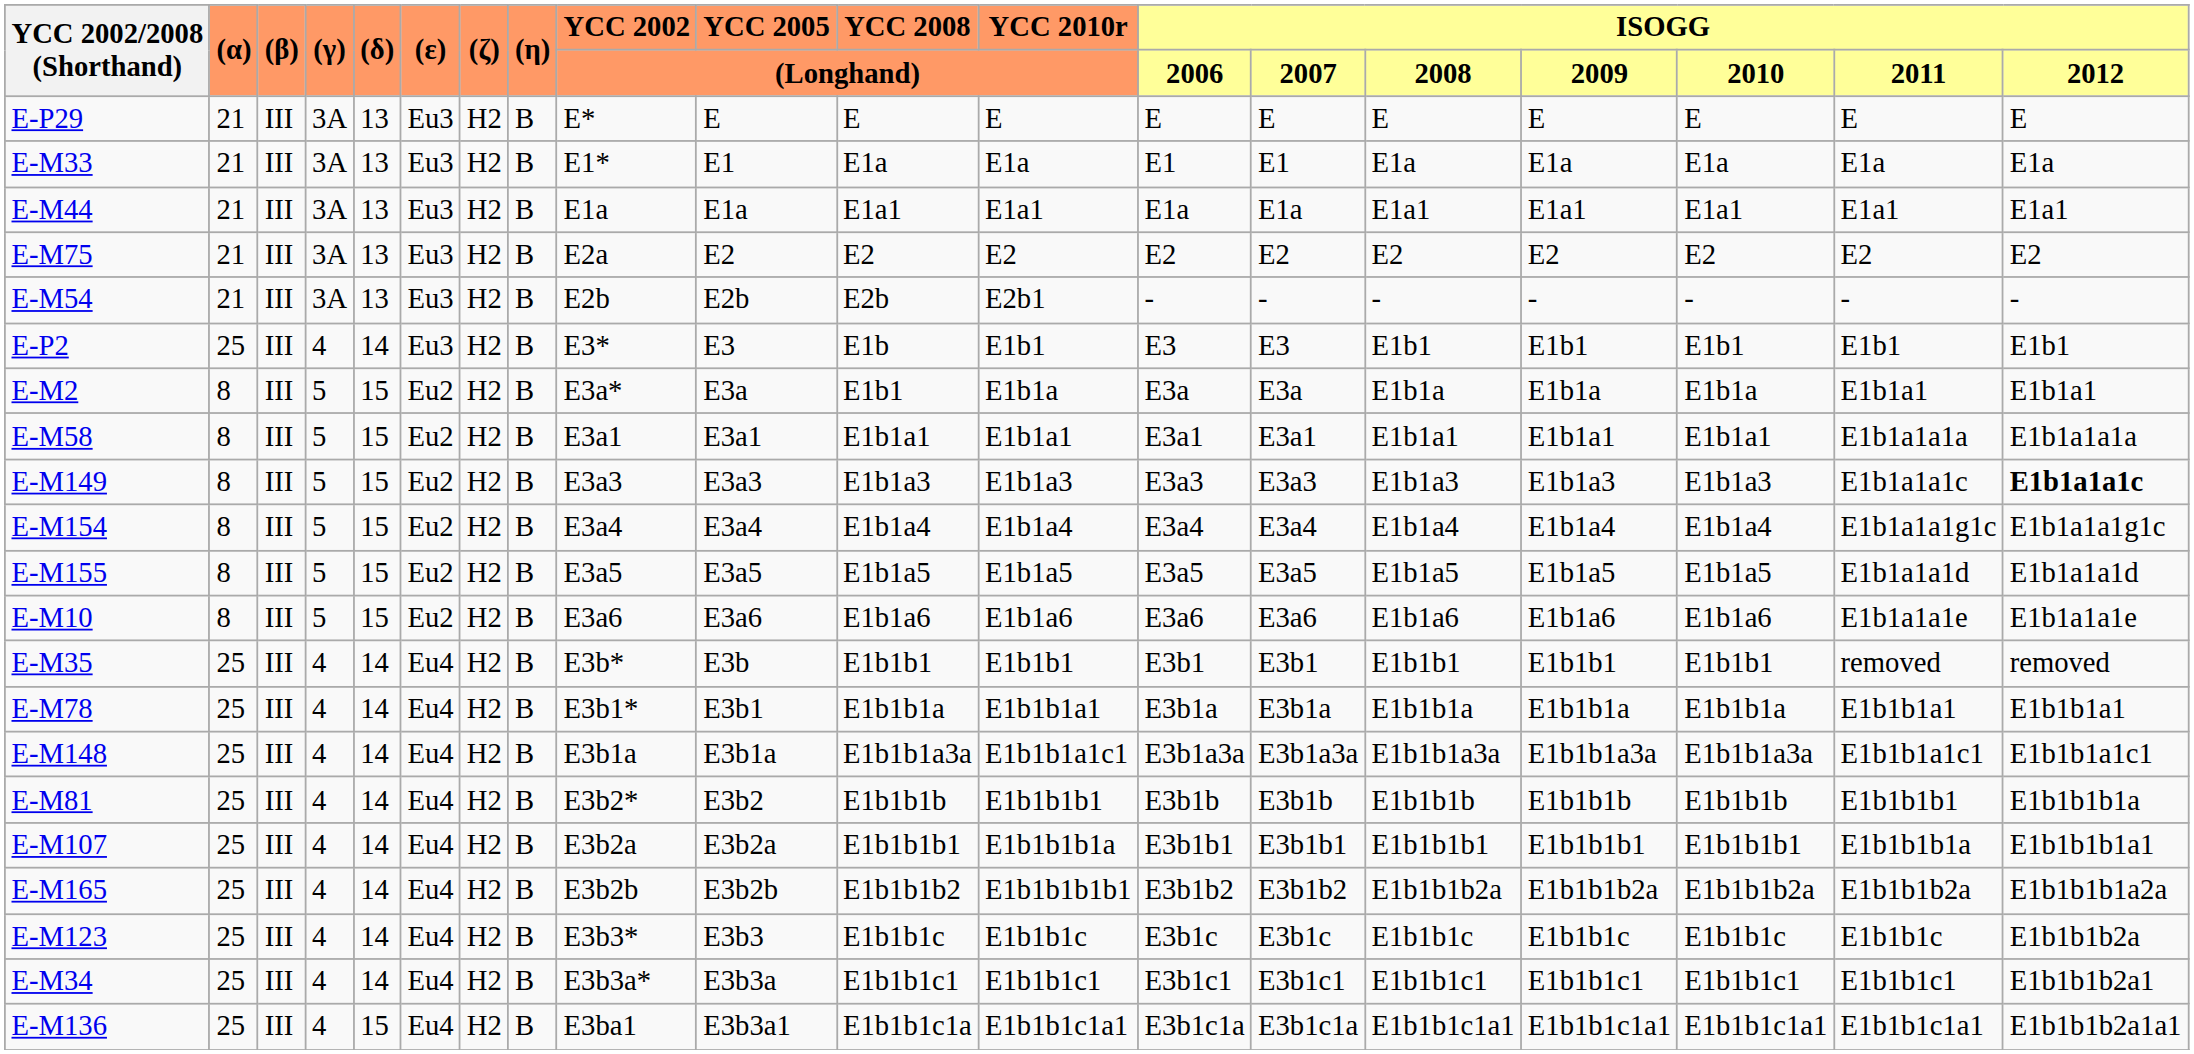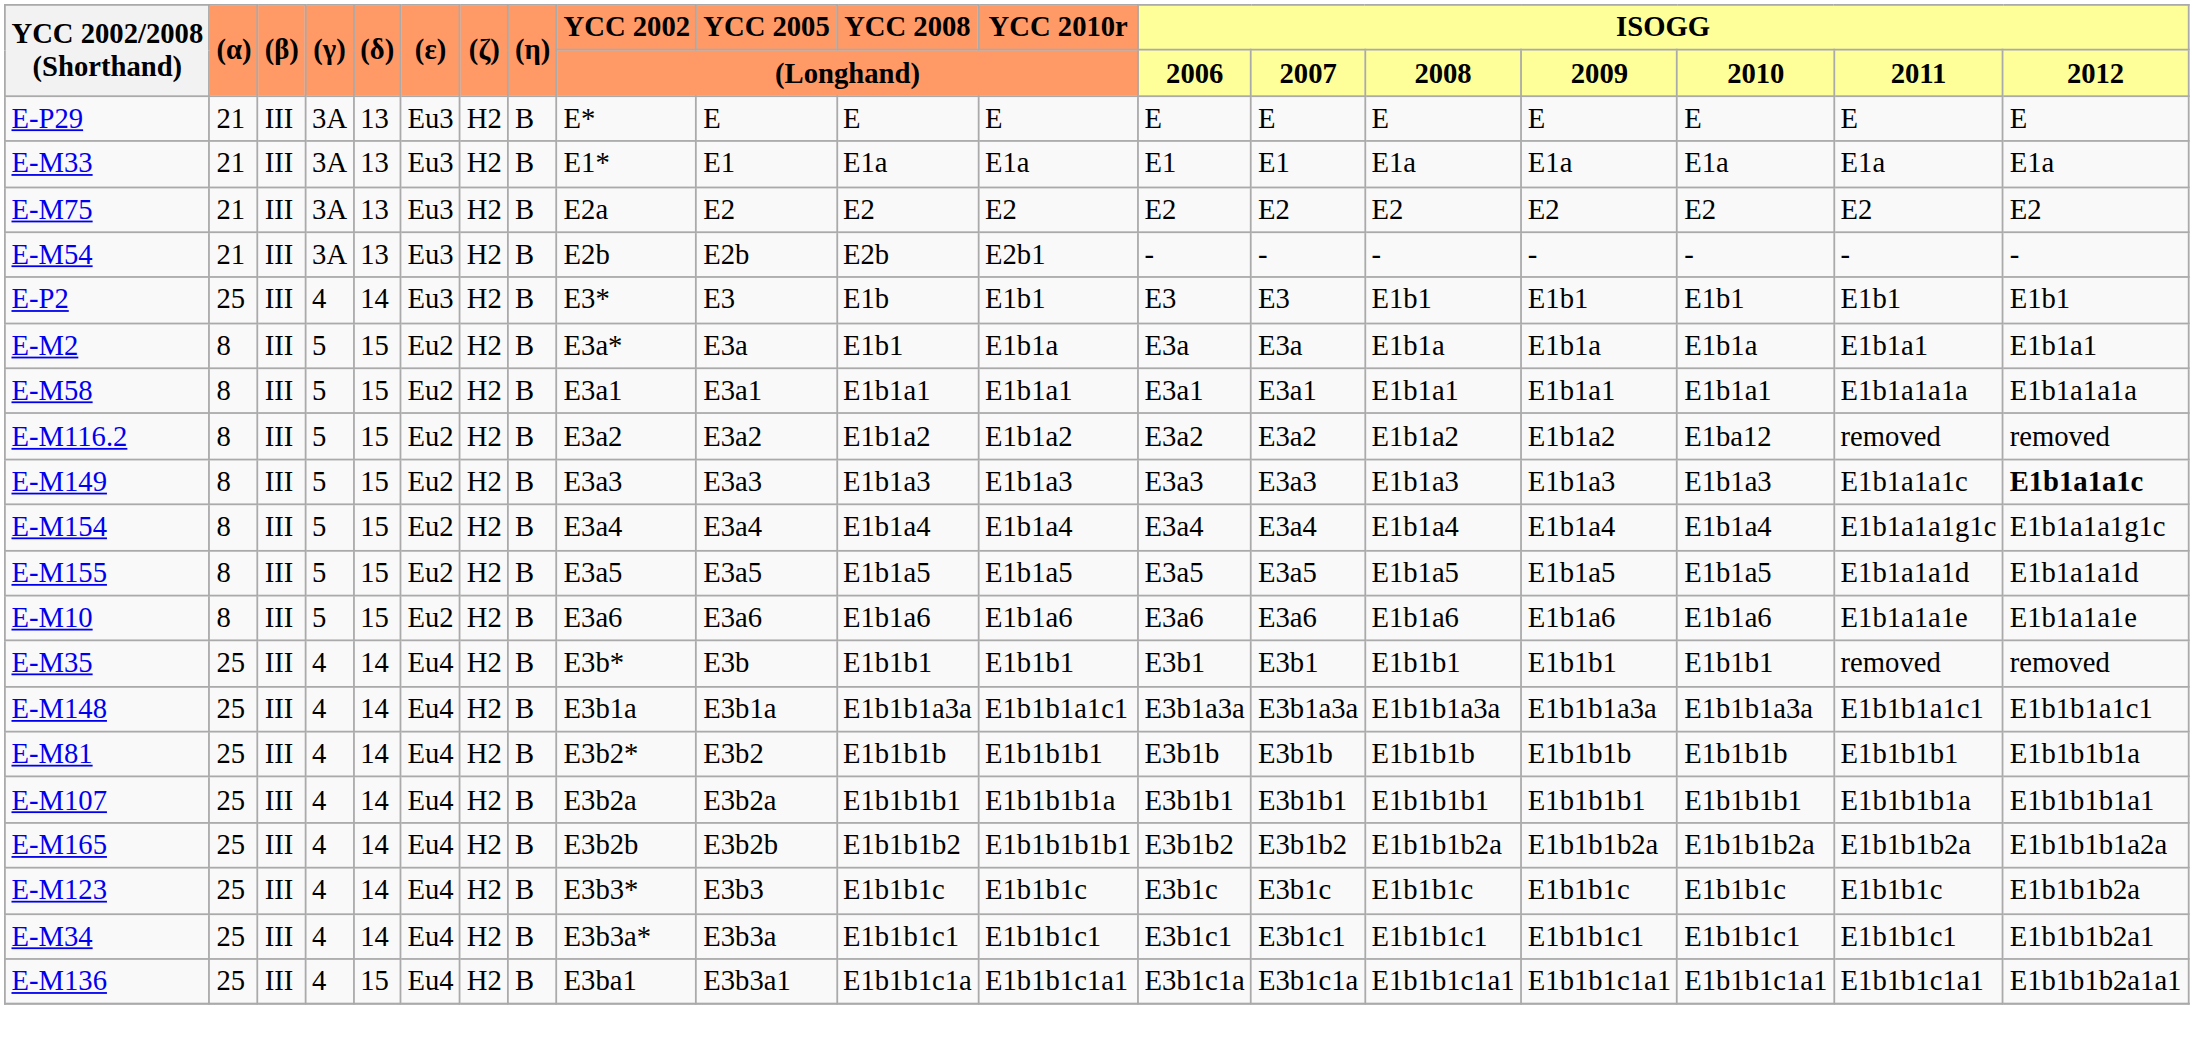- row: (52, 208)
+ row: (69, 436)
- row: (52, 708)
